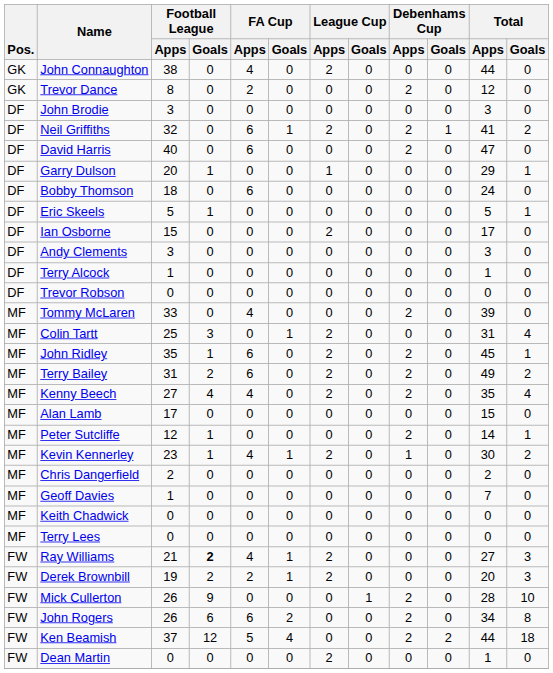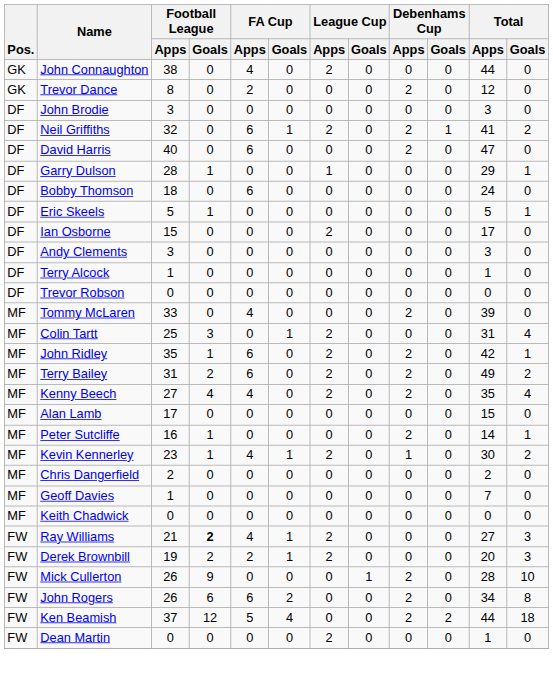(170, 171) 20 -> (170, 171) 28
(488, 353) 45 -> (488, 353) 42
(170, 435) 12 -> (170, 435) 16
- row: (70, 536)
